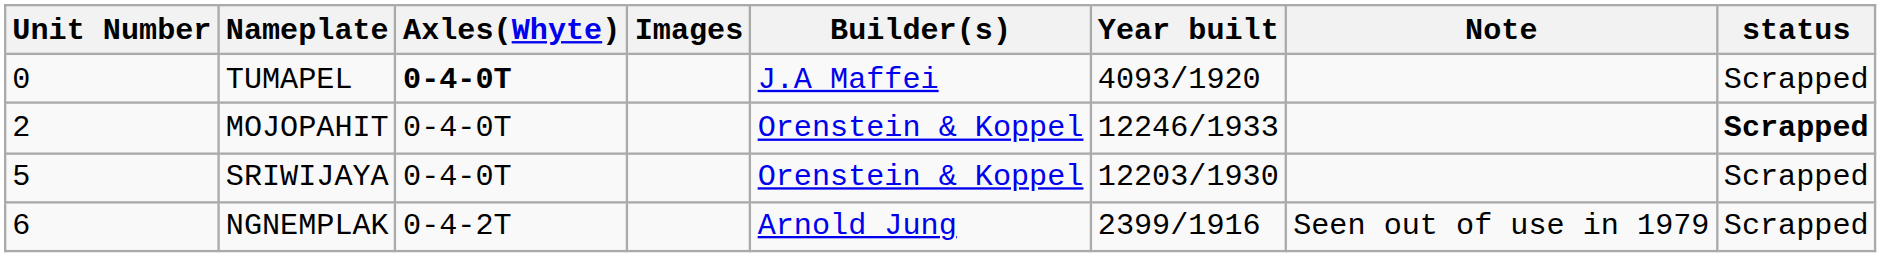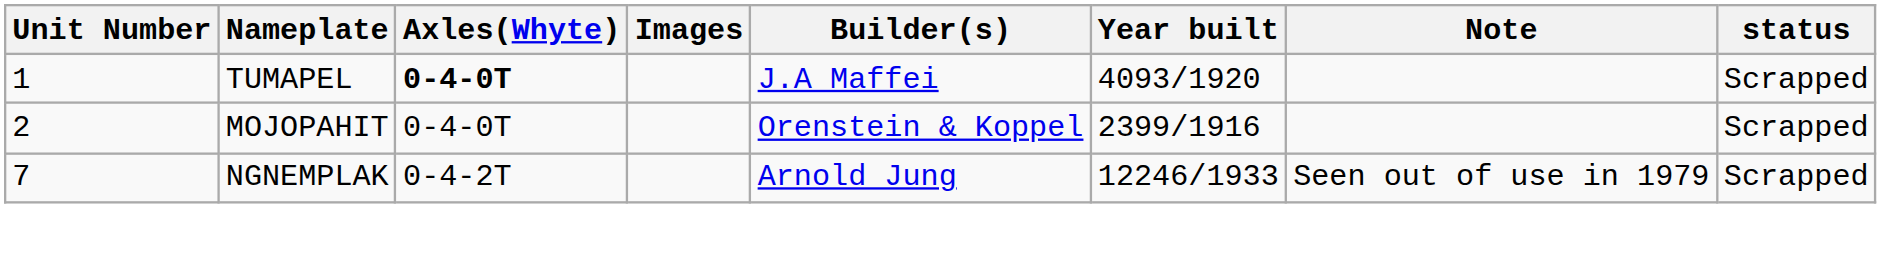(21, 79) 0 -> (21, 79) 1
(1188, 128) 12246/1933 -> (1179, 128) 2399/1916
(1796, 128) bold -> (1796, 128) normal
- row: (307, 177)
(21, 226) 6 -> (21, 177) 7
(1179, 226) 2399/1916 -> (1188, 177) 12246/1933
